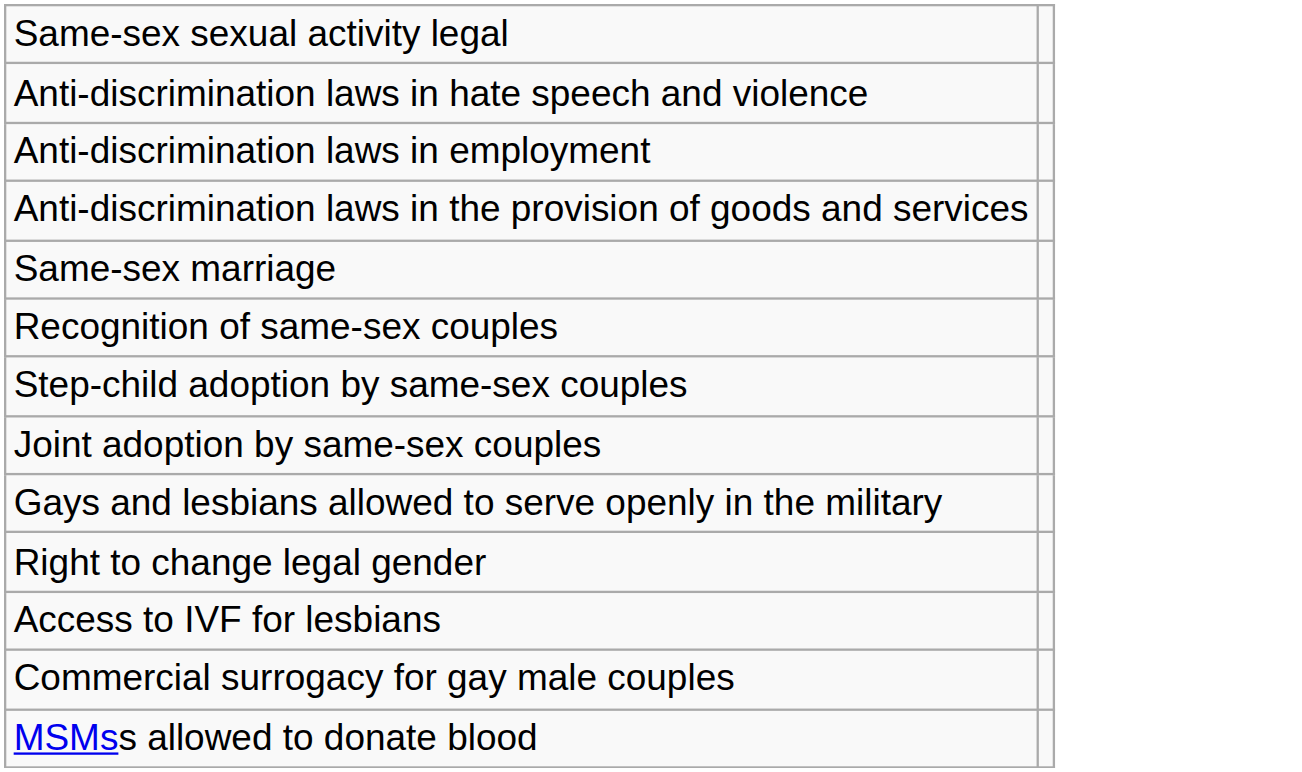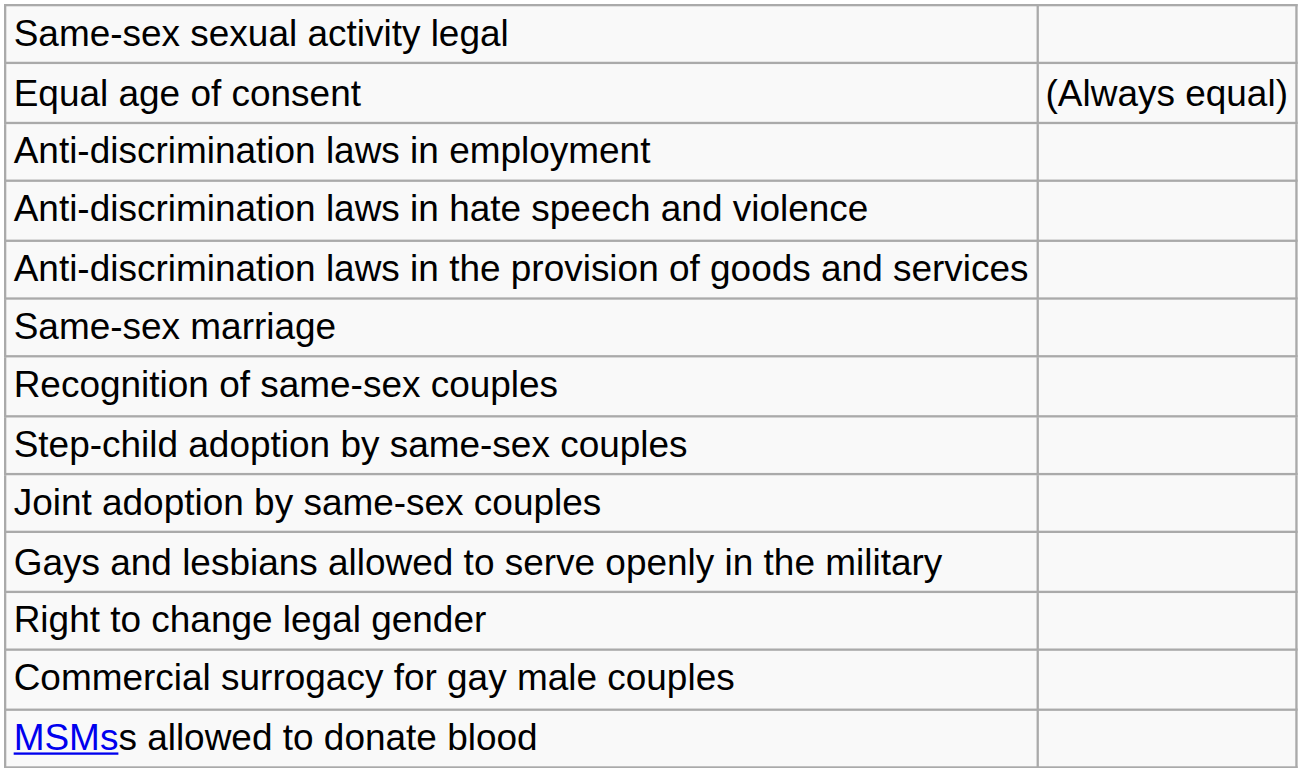+ row: (187, 92)
rows swapped: (441, 92) <-> (332, 151)
- row: (227, 619)
